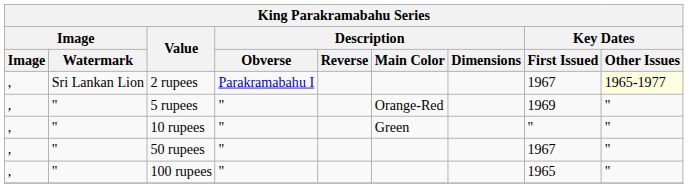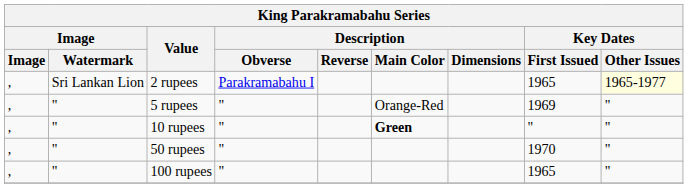(542, 82) 1967 -> (542, 82) 1965
(392, 127) normal -> (393, 127) bold
(542, 149) 1967 -> (542, 149) 1970
